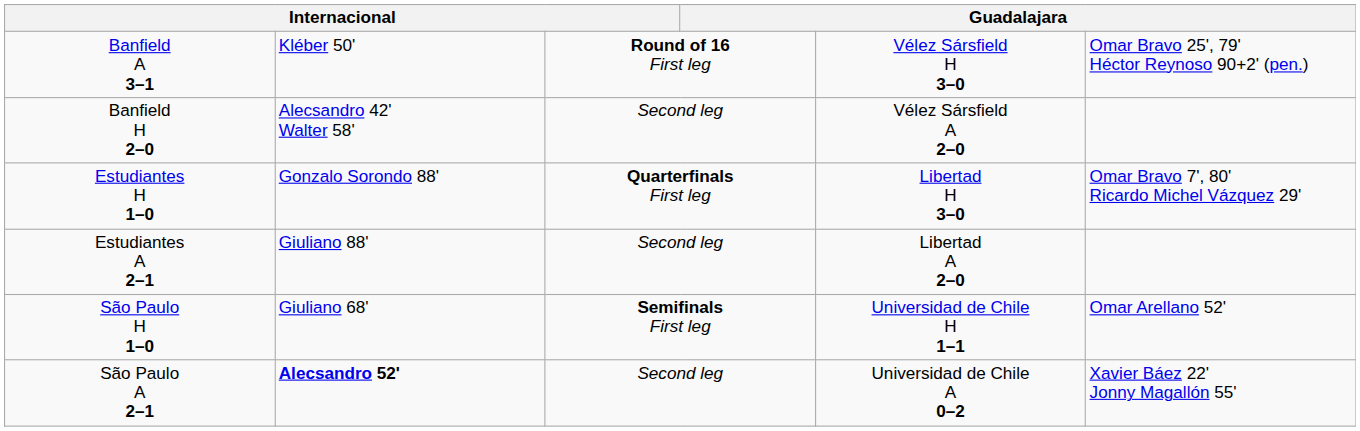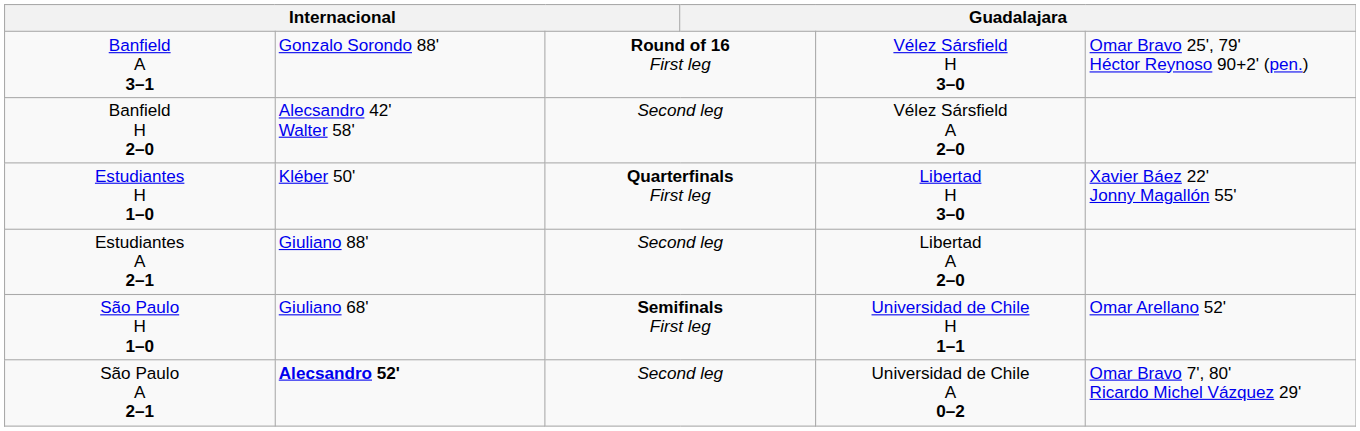(317, 45) Kléber 50' -> (359, 45) Gonzalo Sorondo 88'
(359, 176) Gonzalo Sorondo 88' -> (317, 176) Kléber 50'
(1195, 186) Omar Bravo 7', 80' Ricardo Michel Vázquez 29' -> (1163, 186) Xavier Báez 22' Jonny Magallón 55'
(1163, 383) Xavier Báez 22' Jonny Magallón 55' -> (1195, 383) Omar Bravo 7', 80' Ricardo Michel Vázquez 29'
